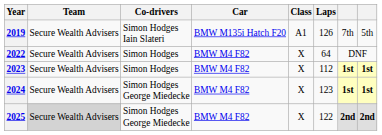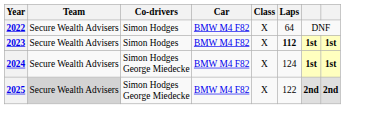- row: (16, 33)
(326, 69) normal -> (289, 43) bold
(326, 90) 123 -> (289, 64) 124
